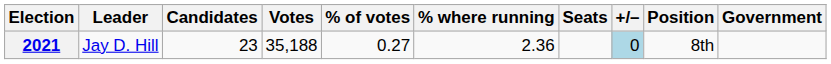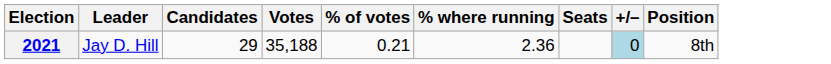- column: (772, 17)
(248, 44) 23 -> (248, 44) 29
(394, 44) 0.27 -> (394, 44) 0.21
